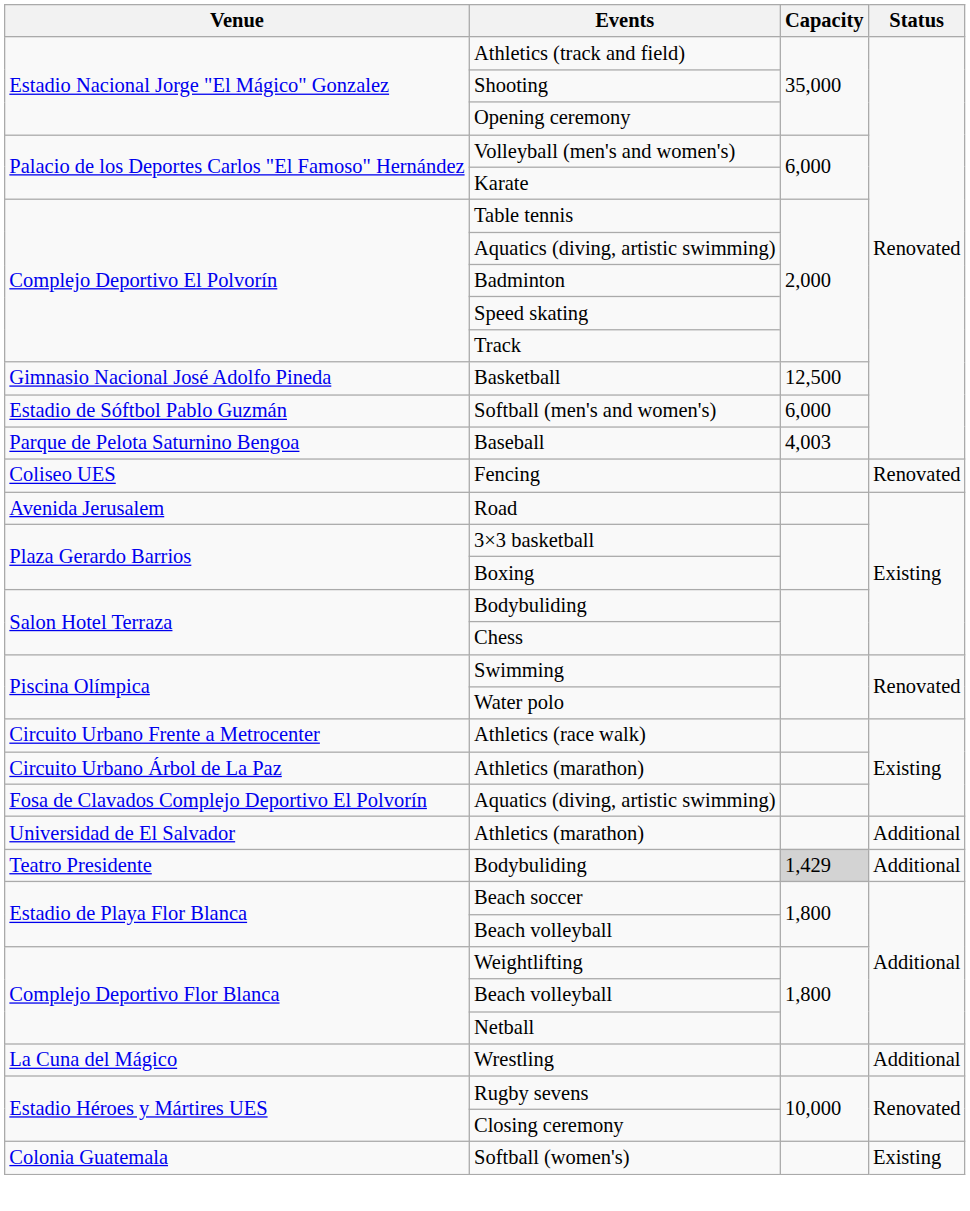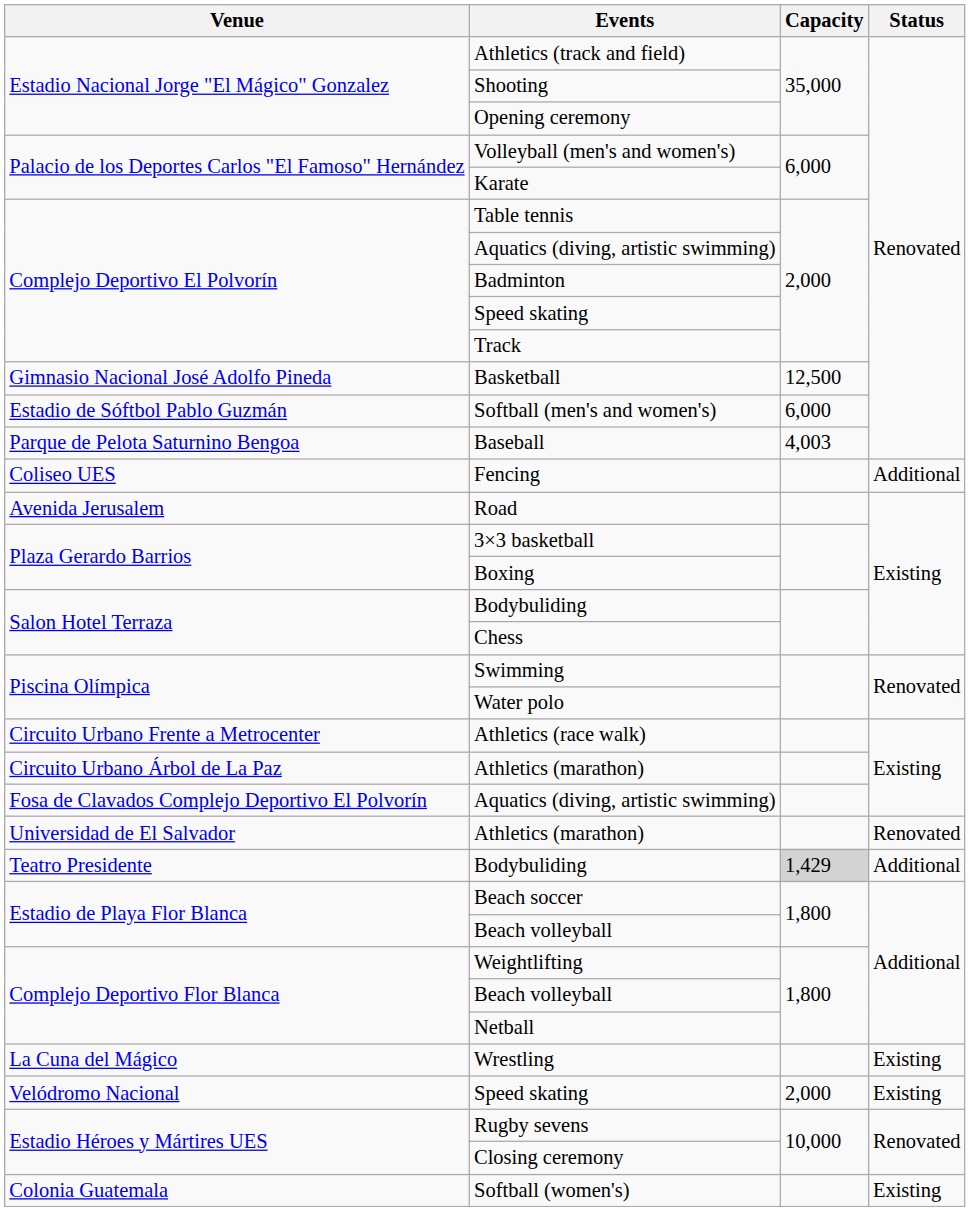(917, 475) Renovated -> (917, 475) Additional
(917, 832) Additional -> (917, 832) Renovated
(917, 1060) Additional -> (907, 1060) Existing
+ row: (94, 1092)
